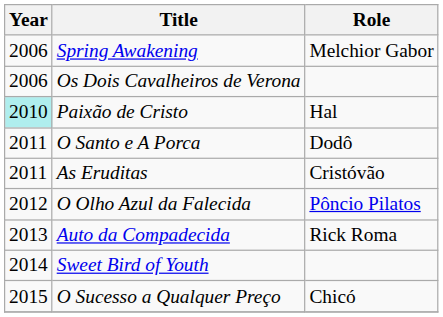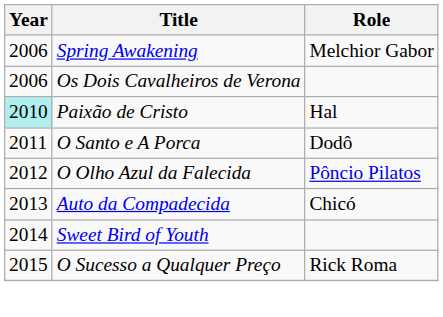- row: (102, 173)
(353, 234) Rick Roma -> (333, 204) Chicó
(333, 296) Chicó -> (353, 265) Rick Roma
